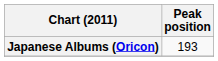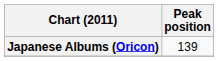(188, 46) 193 -> (188, 46) 139
